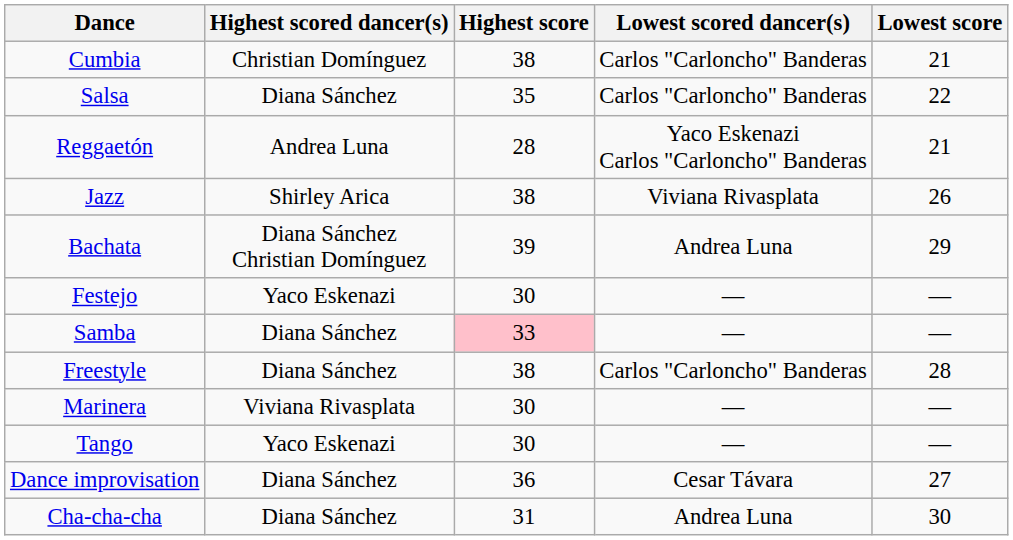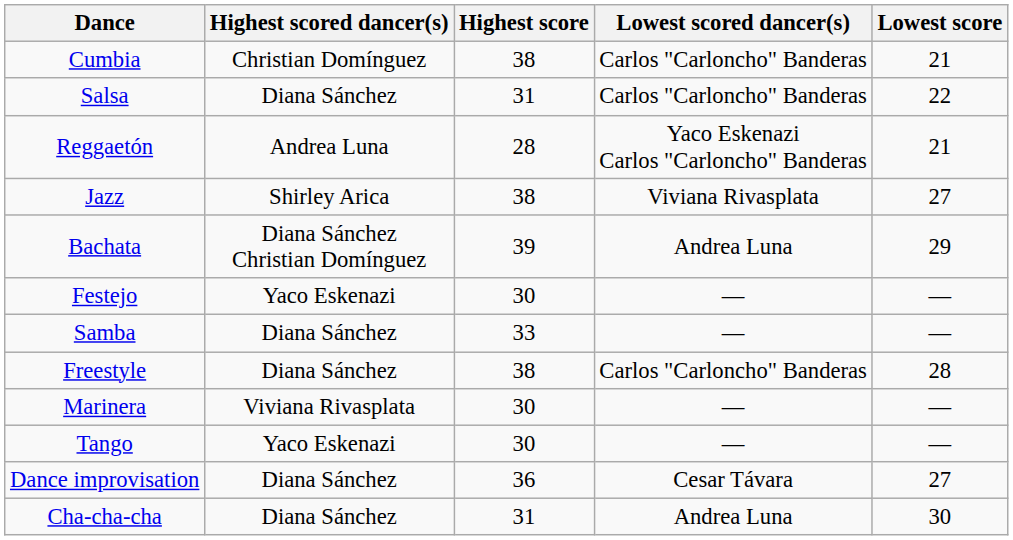(524, 95) 35 -> (524, 95) 31
(940, 195) 26 -> (940, 195) 27
(524, 332) pink background -> (524, 332) no background
